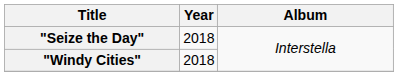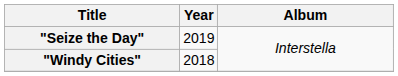(199, 37) 2018 -> (199, 37) 2019
